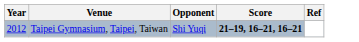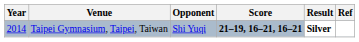+ column: (320, 12)
(16, 29) 2012 -> (16, 29) 2014
